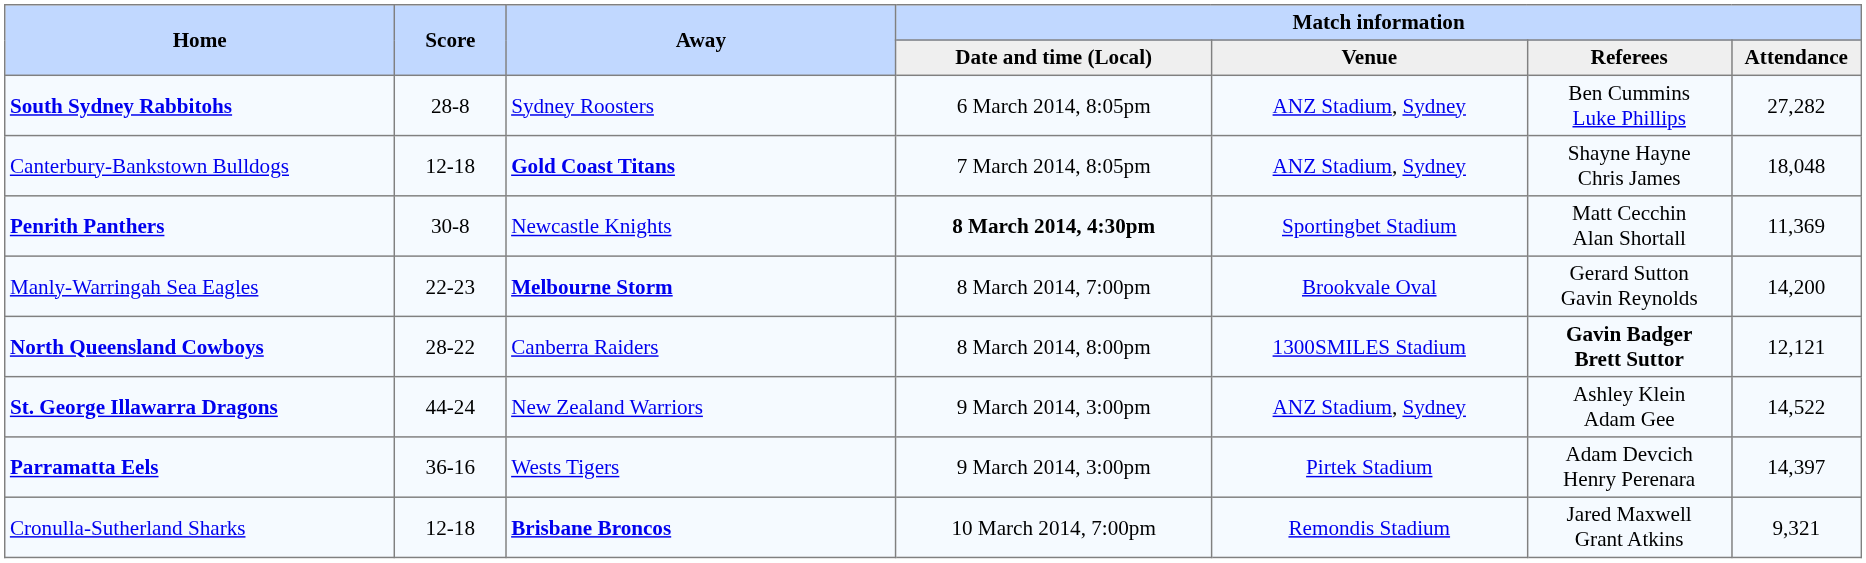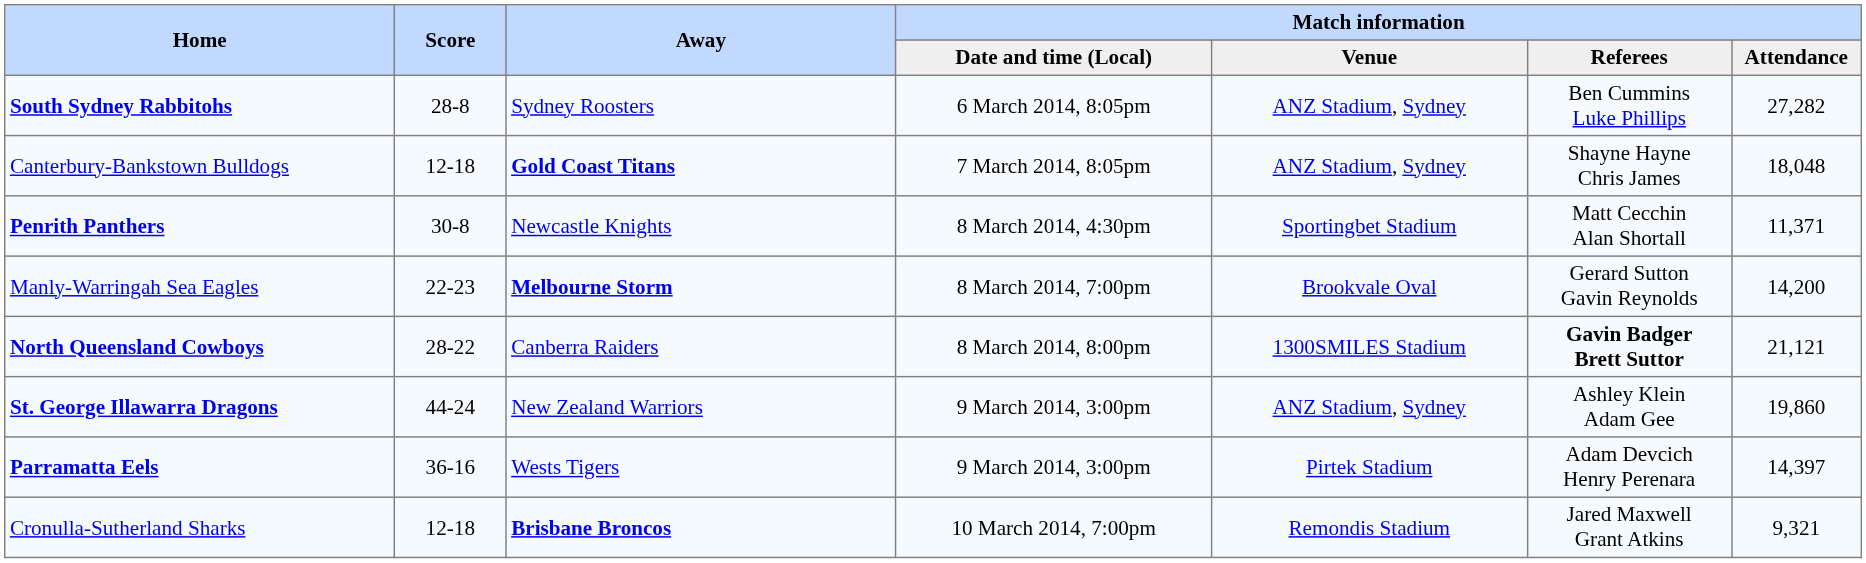(1054, 225) bold -> (1054, 225) normal
(1796, 225) 11,369 -> (1796, 225) 11,371
(1796, 346) 12,121 -> (1796, 346) 21,121
(1796, 406) 14,522 -> (1796, 406) 19,860
